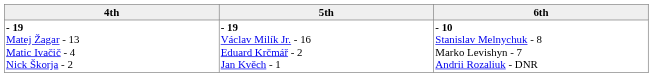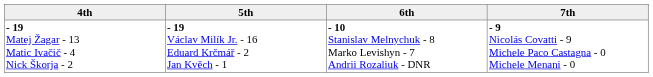+ column: (568, 12)
